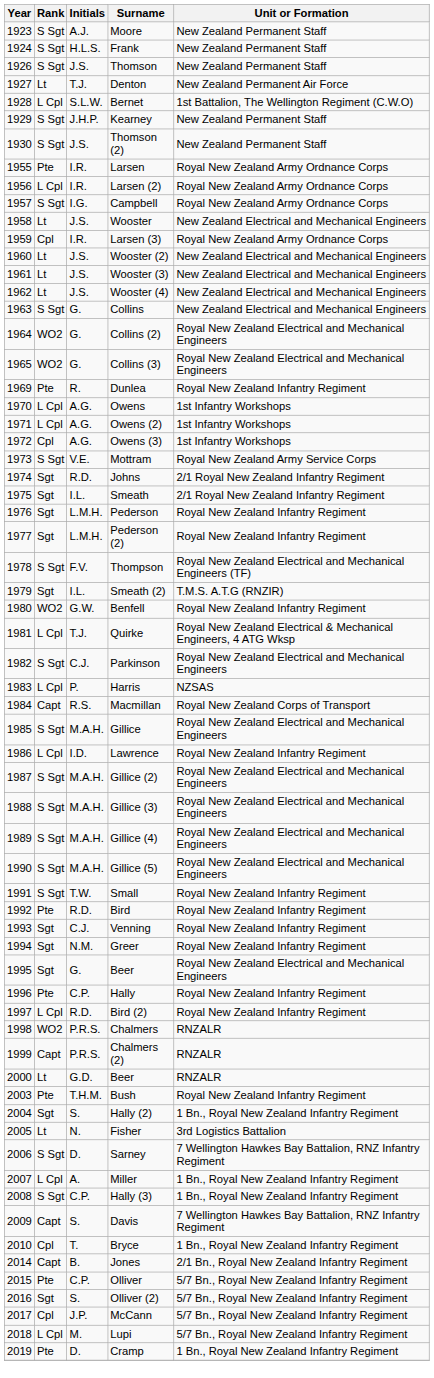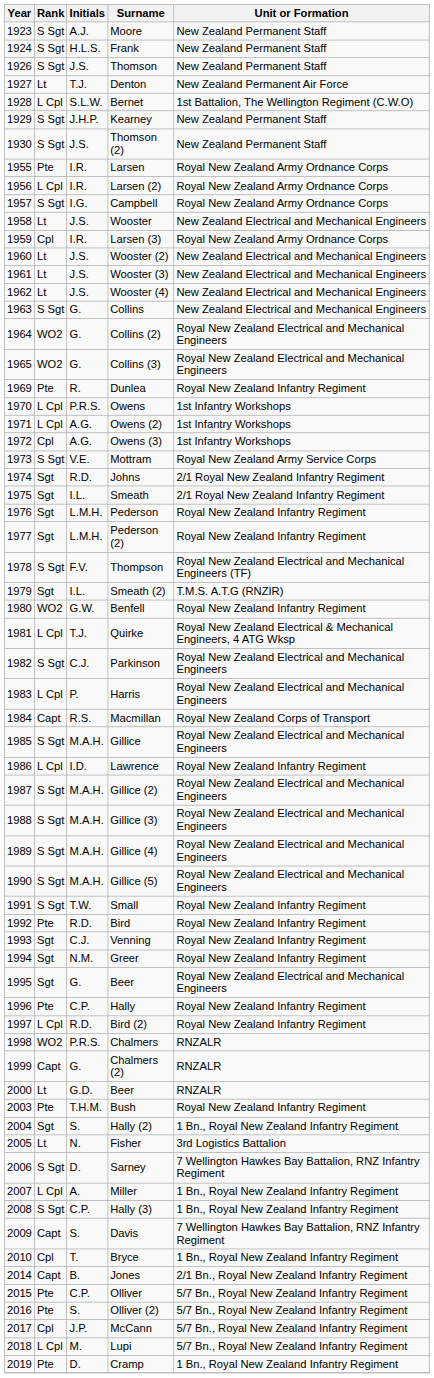(81, 406) A.G. -> (85, 406) P.R.S.
(195, 687) NZSAS -> (290, 694) Royal New Zealand Electrical and Mechanical Engineers
(85, 1053) P.R.S. -> (75, 1066) G.
(45, 1298) Sgt -> (45, 1311) Pte
